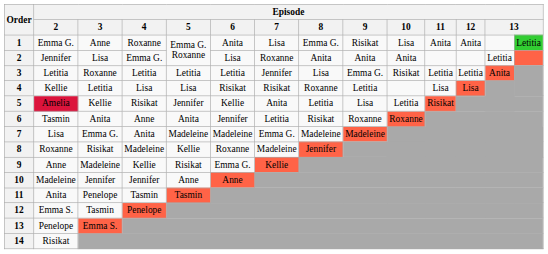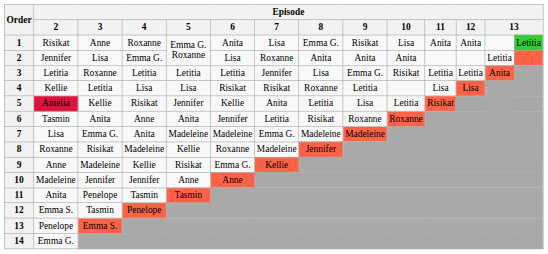(56, 42) Emma G. -> (56, 42) Risikat
(56, 241) Risikat -> (56, 241) Emma G.
